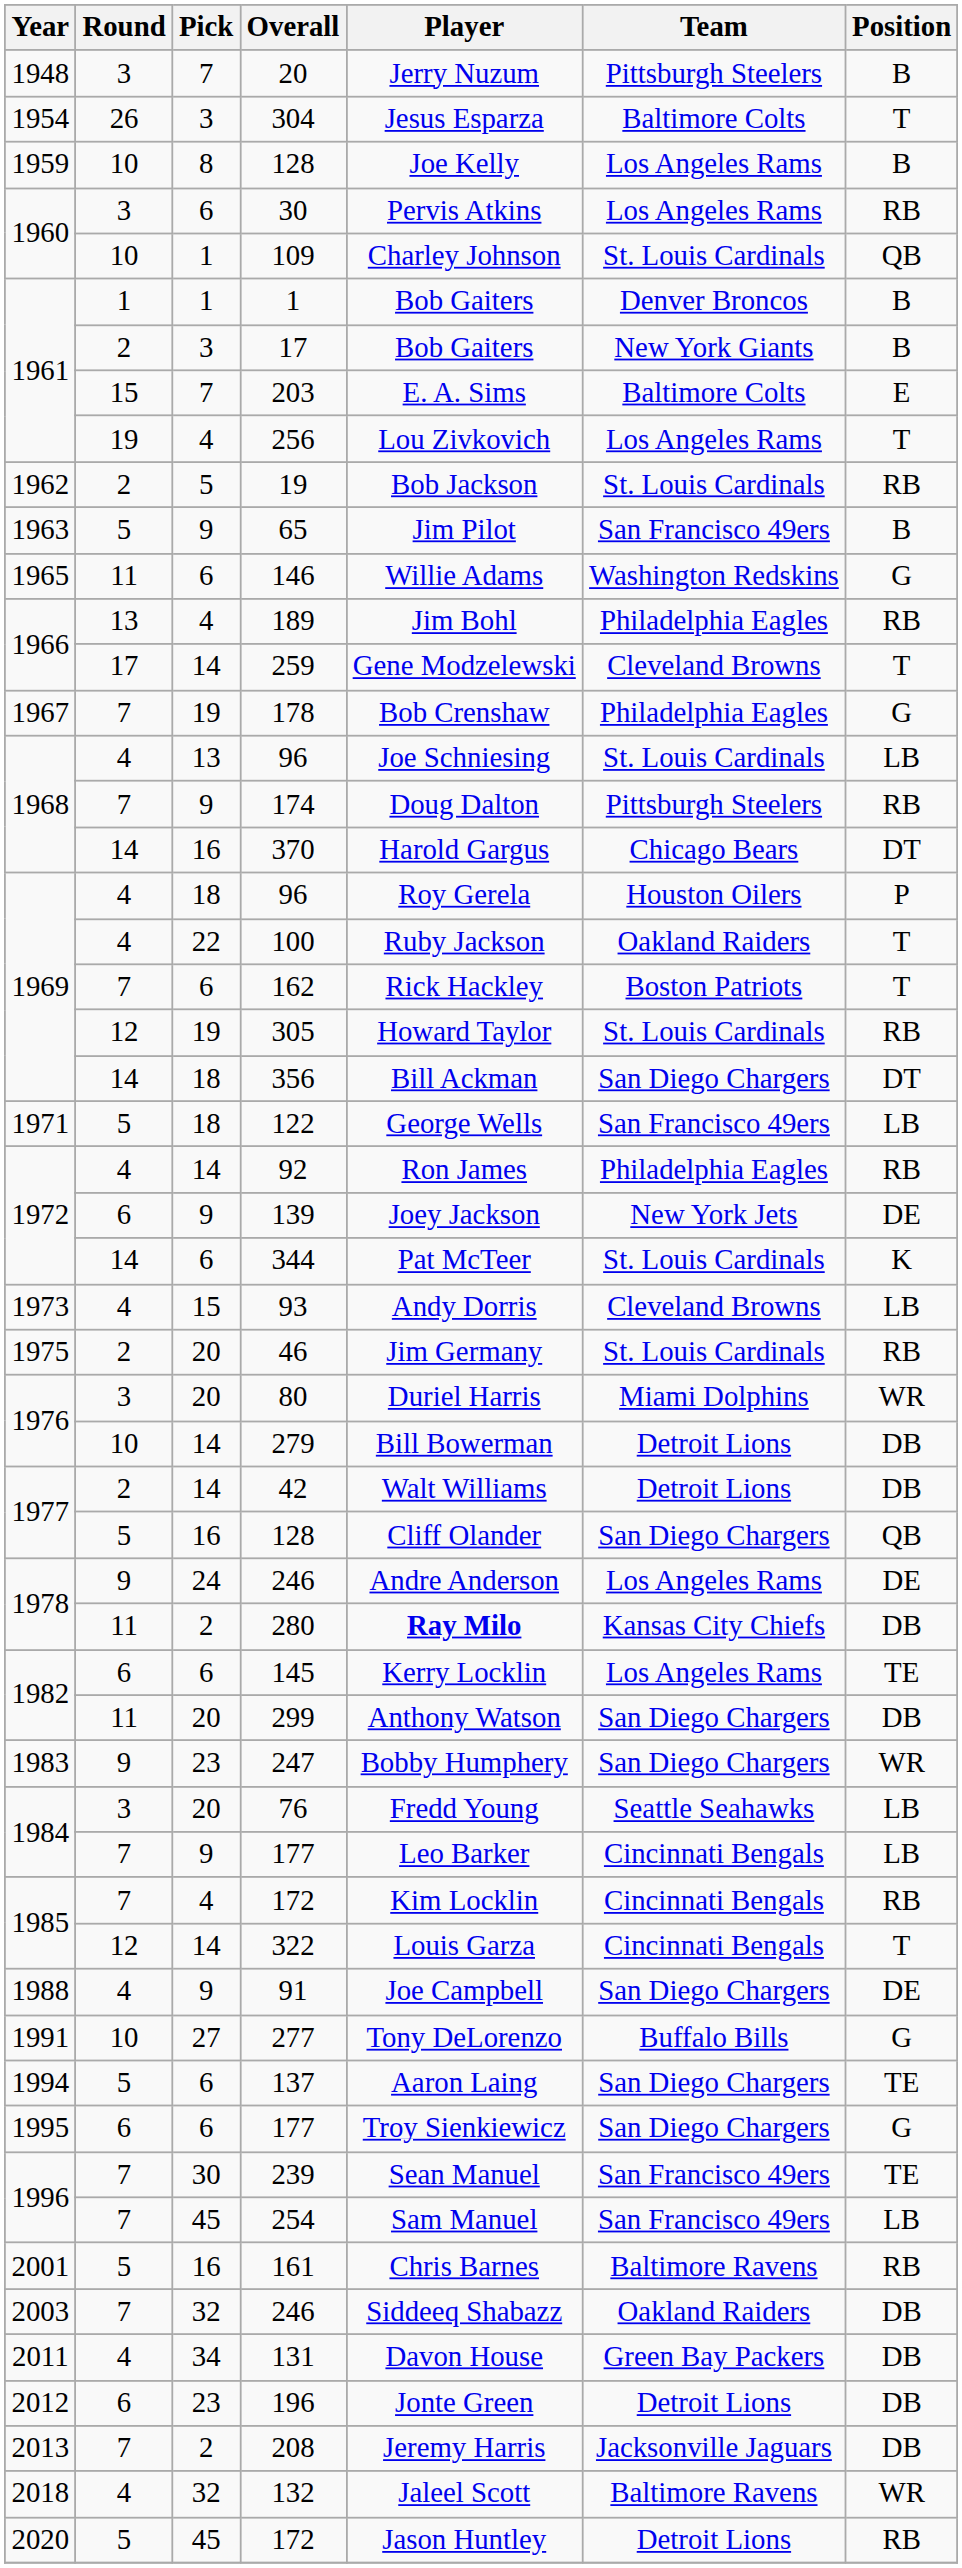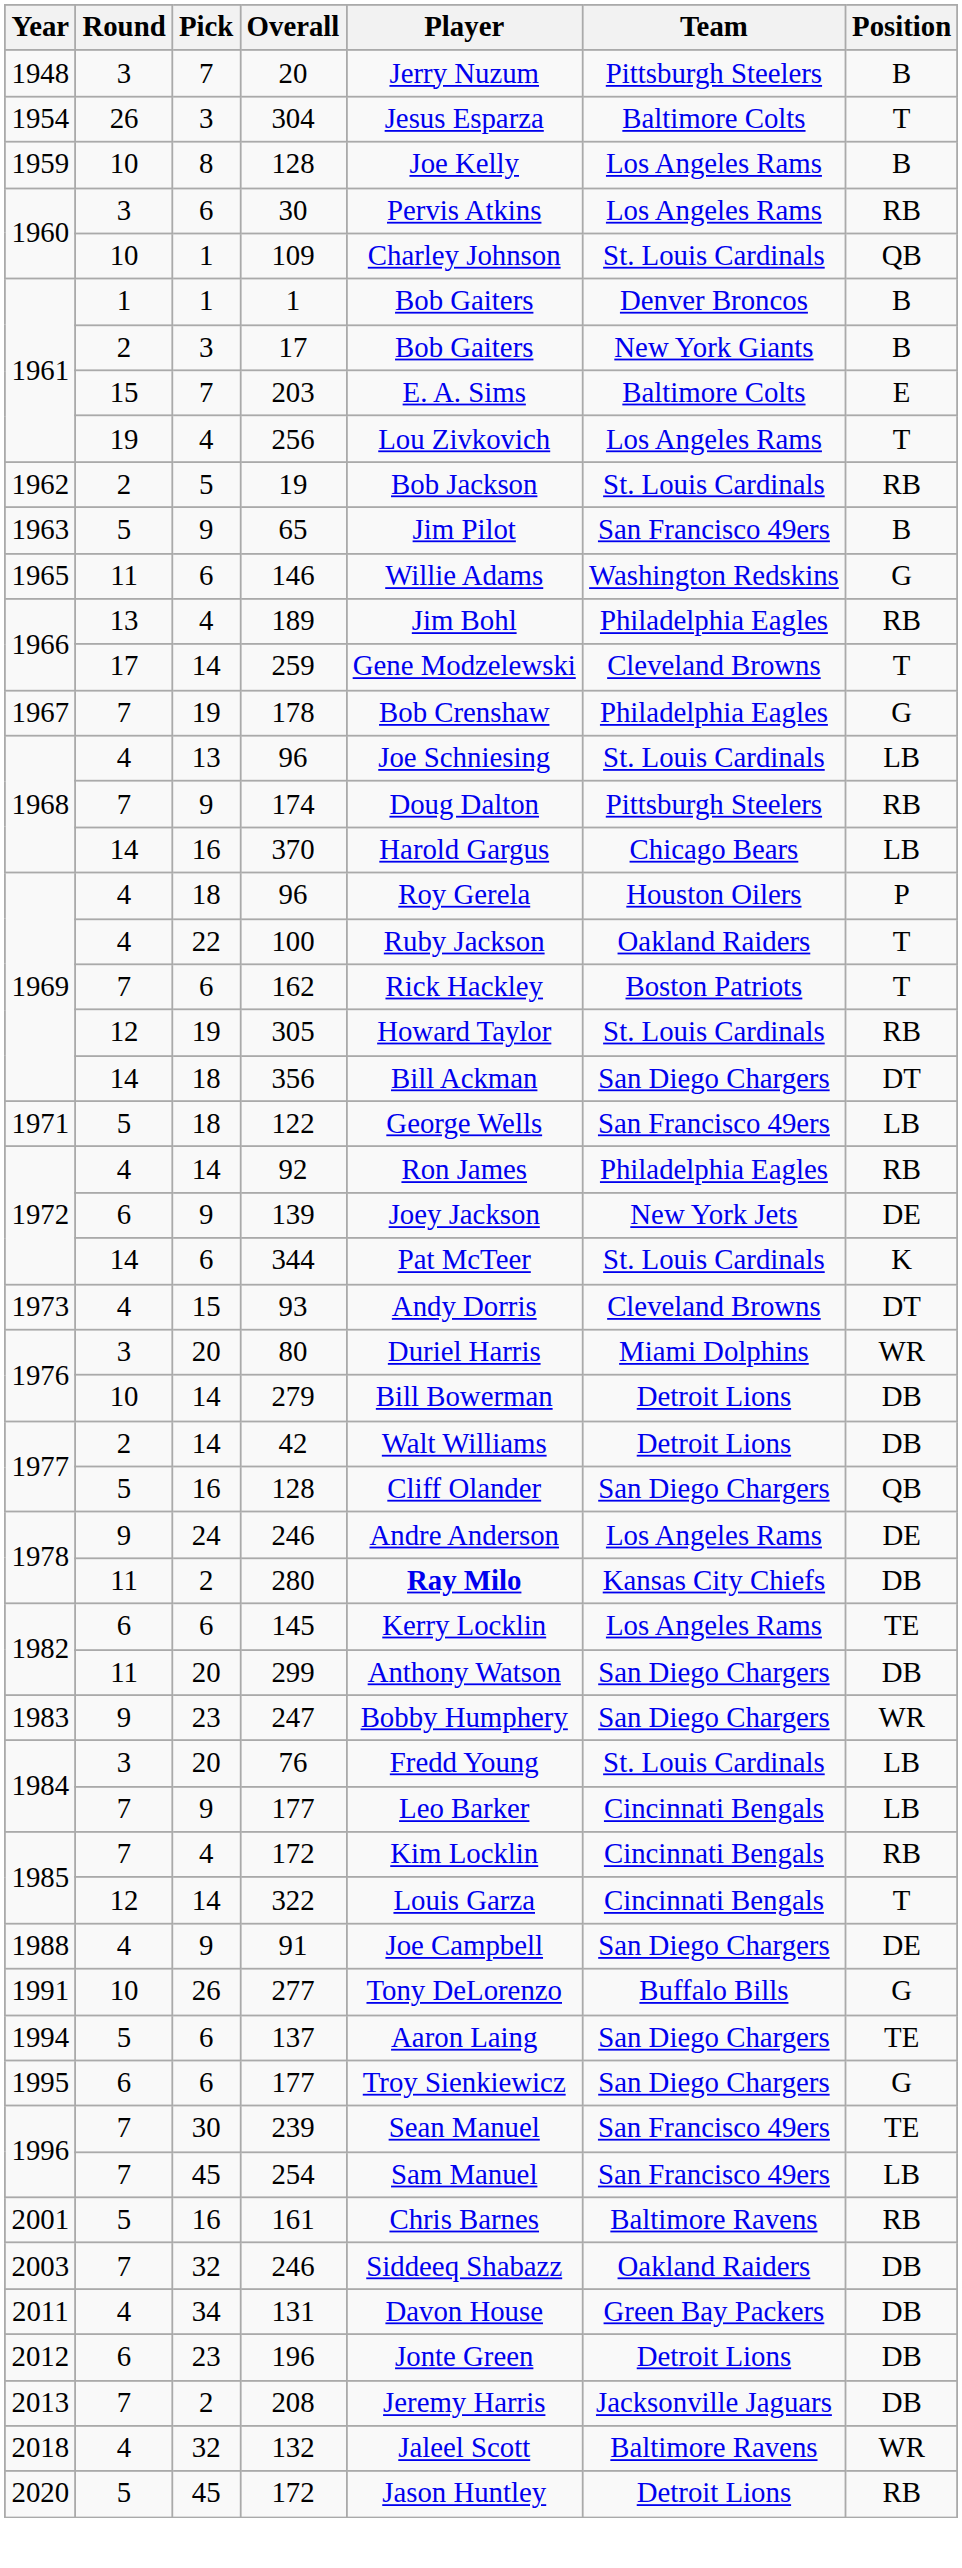(902, 849) DT -> (902, 849) LB
(902, 1306) LB -> (902, 1306) DT
- row: (40, 1351)
(714, 1808) Seattle Seahawks -> (714, 1762) St. Louis Cardinals
(206, 2037) 27 -> (206, 1991) 26
